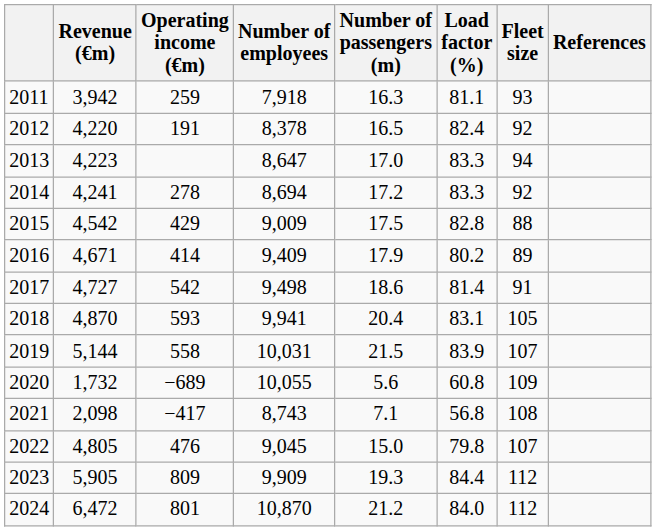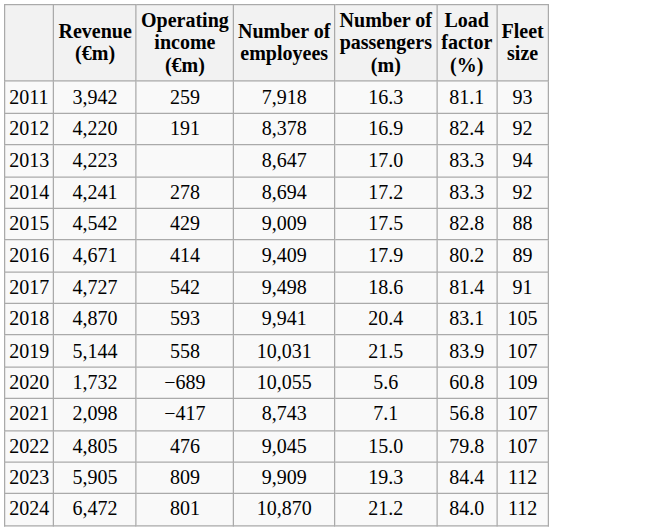- column: (599, 42)
(386, 128) 16.5 -> (386, 128) 16.9
(523, 414) 108 -> (523, 414) 107
